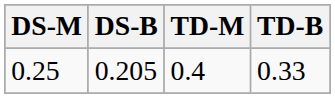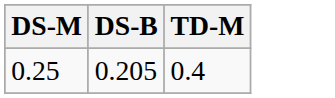- column: (290, 26)
